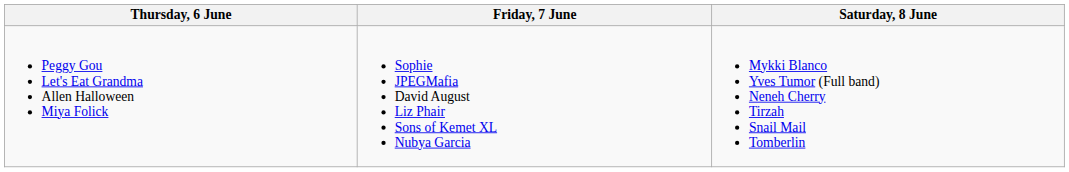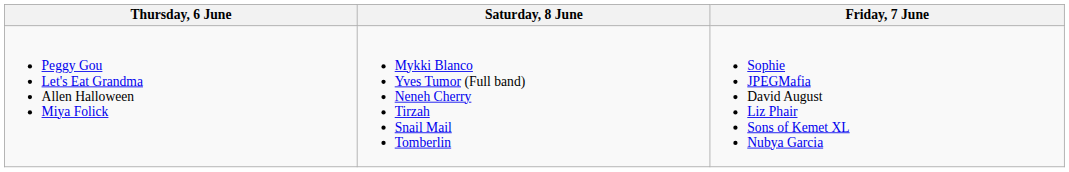columns swapped: (535, 15) <-> (888, 15)
